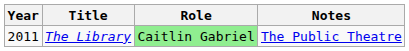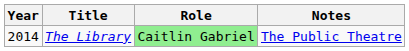(23, 36) 2011 -> (23, 36) 2014
